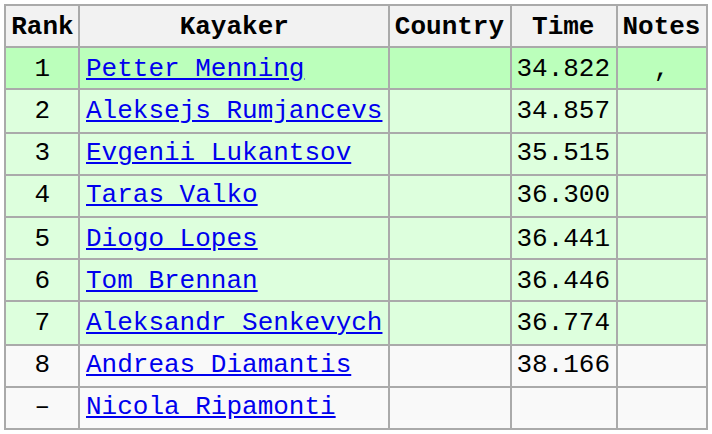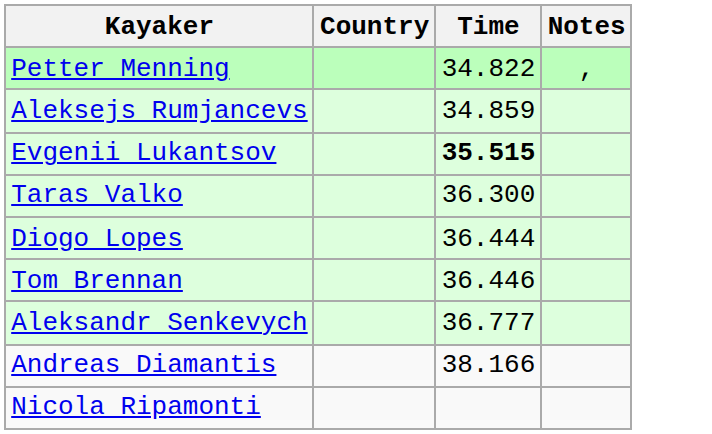- column: (42, 26)
(563, 111) 34.857 -> (488, 111) 34.859
(563, 153) normal -> (488, 153) bold
(563, 238) 36.441 -> (488, 238) 36.444
(563, 323) 36.774 -> (488, 323) 36.777
